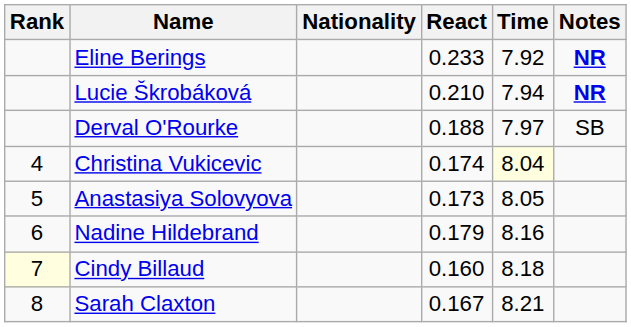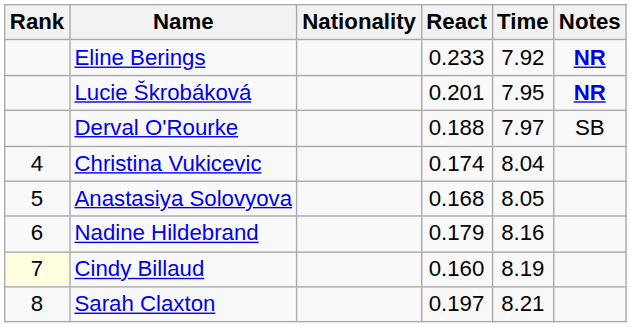(457, 92) 0.210 -> (457, 92) 0.201
(523, 92) 7.94 -> (523, 92) 7.95
(523, 163) lightyellow background -> (523, 163) no background
(457, 198) 0.173 -> (457, 198) 0.168
(523, 269) 8.18 -> (523, 269) 8.19
(457, 304) 0.167 -> (457, 304) 0.197
